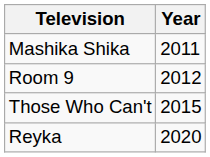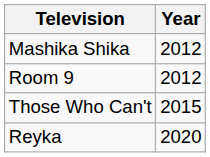(180, 48) 2011 -> (181, 48) 2012
